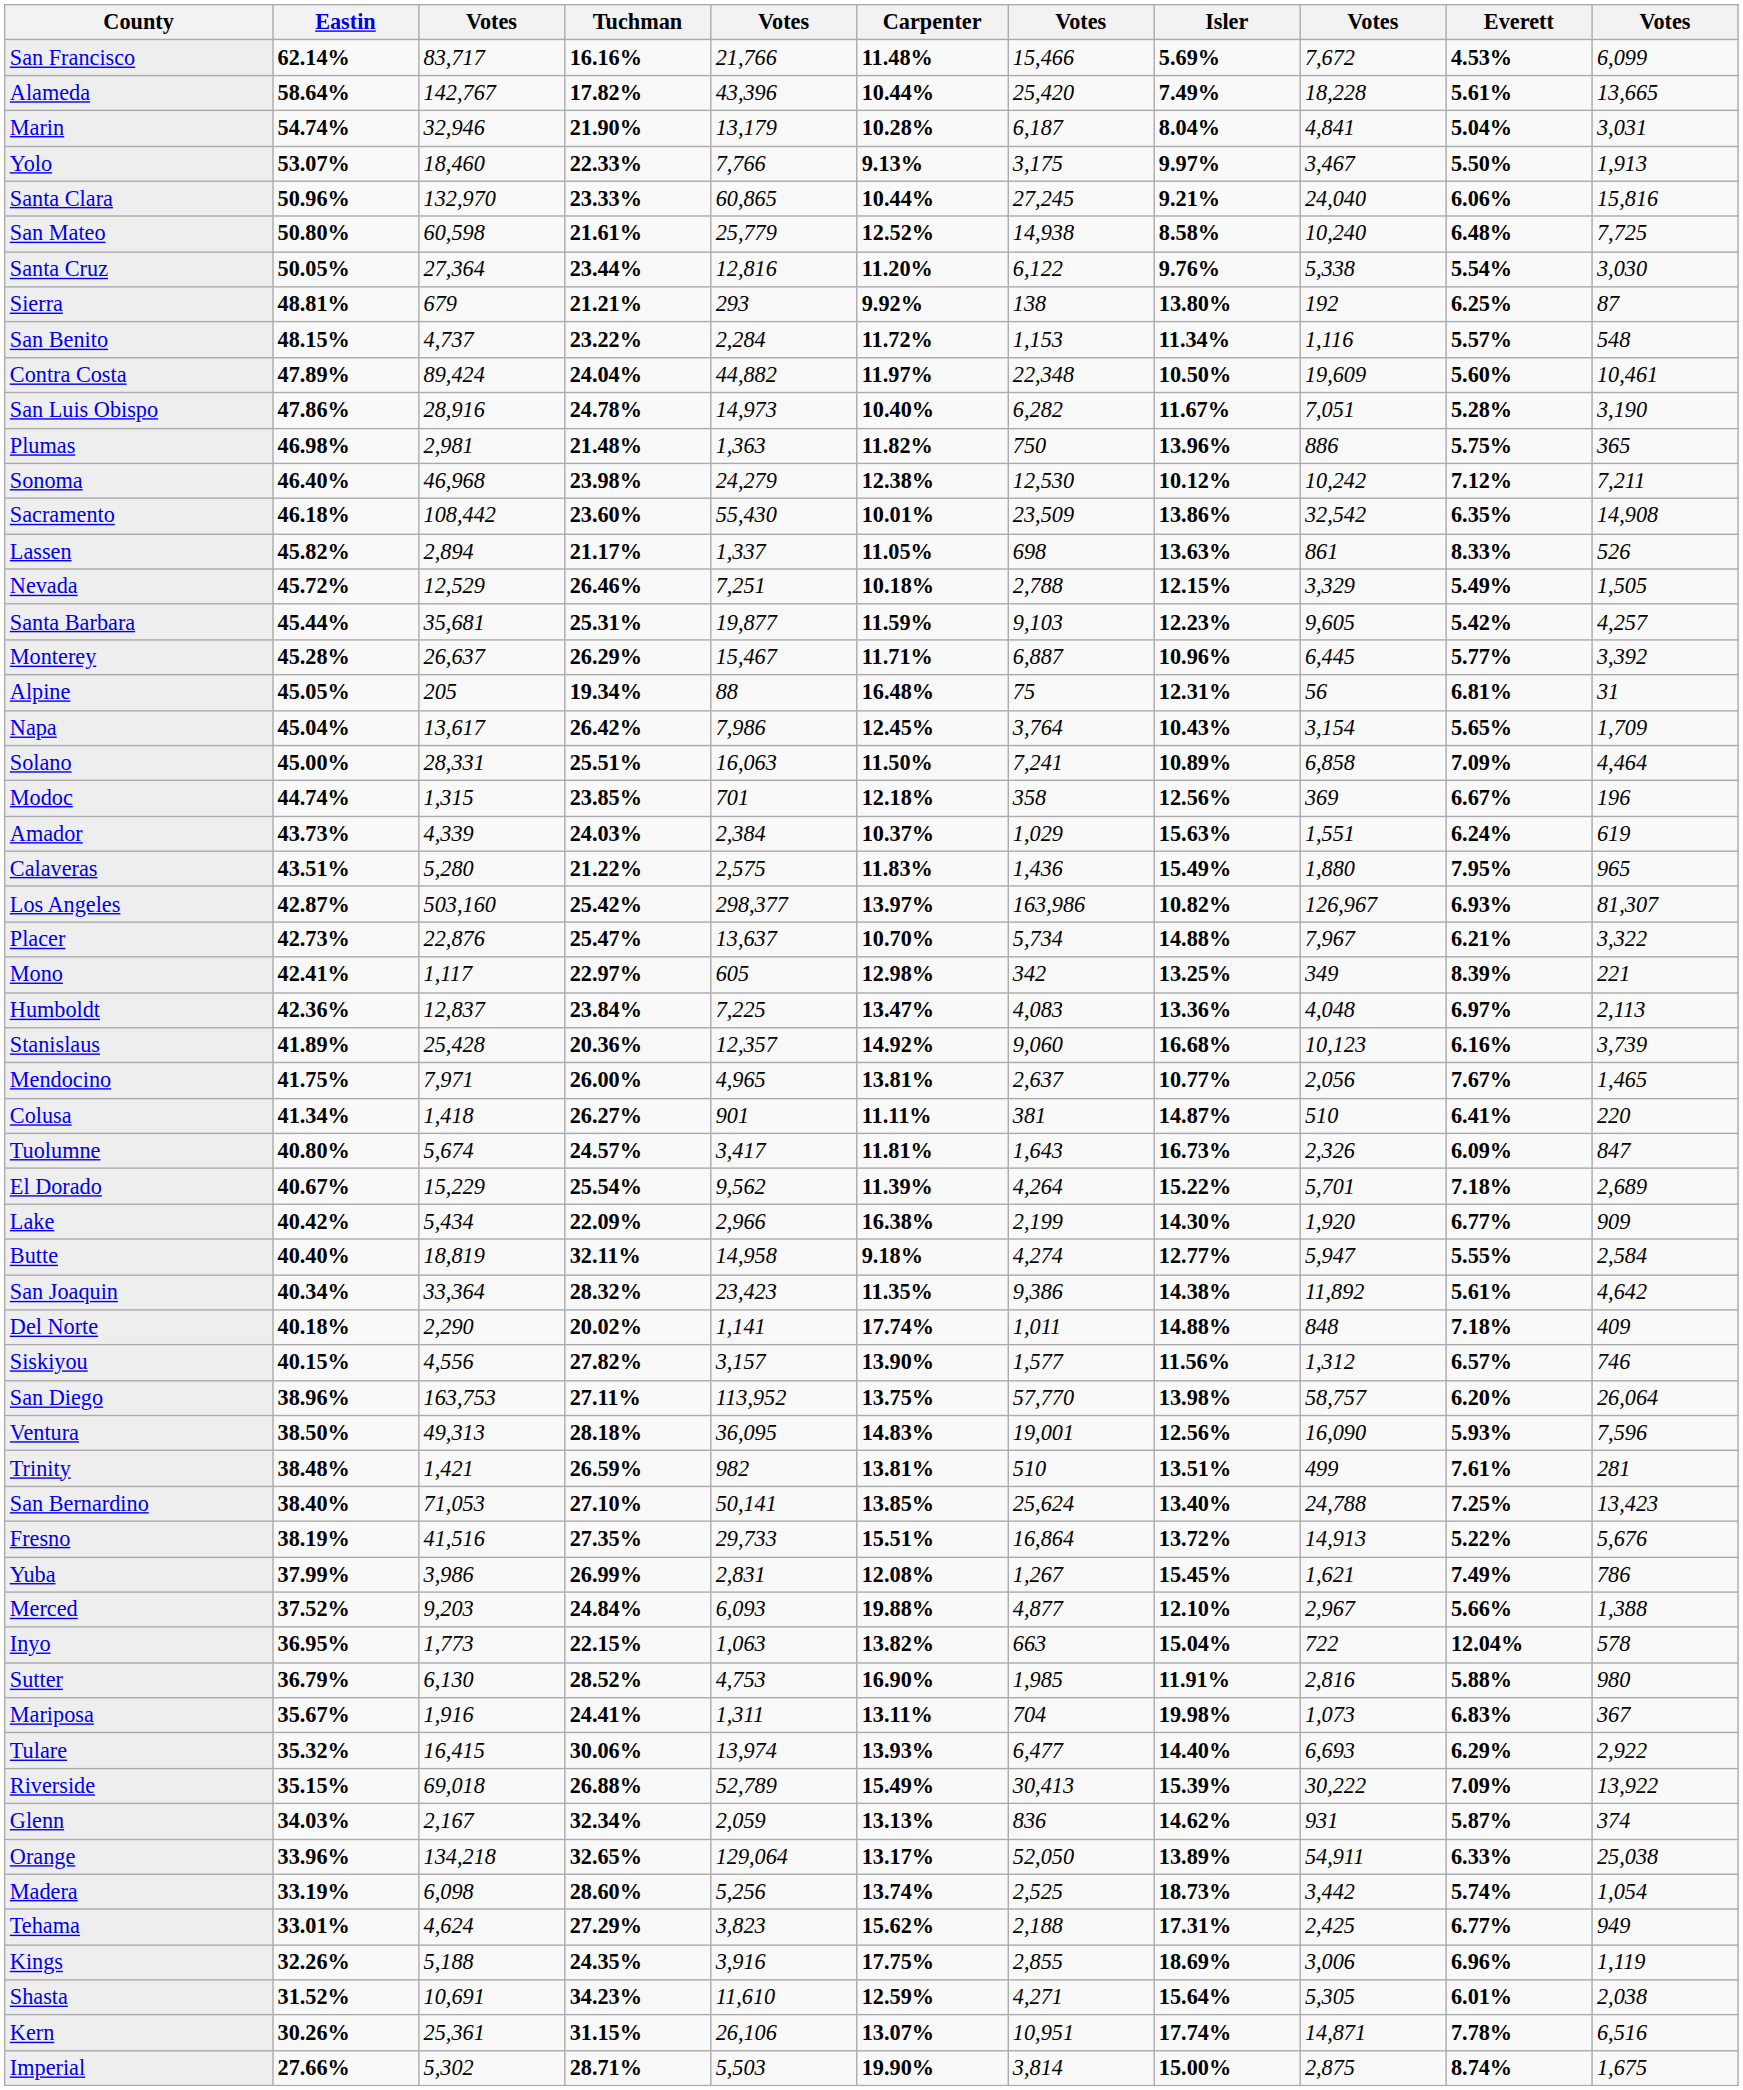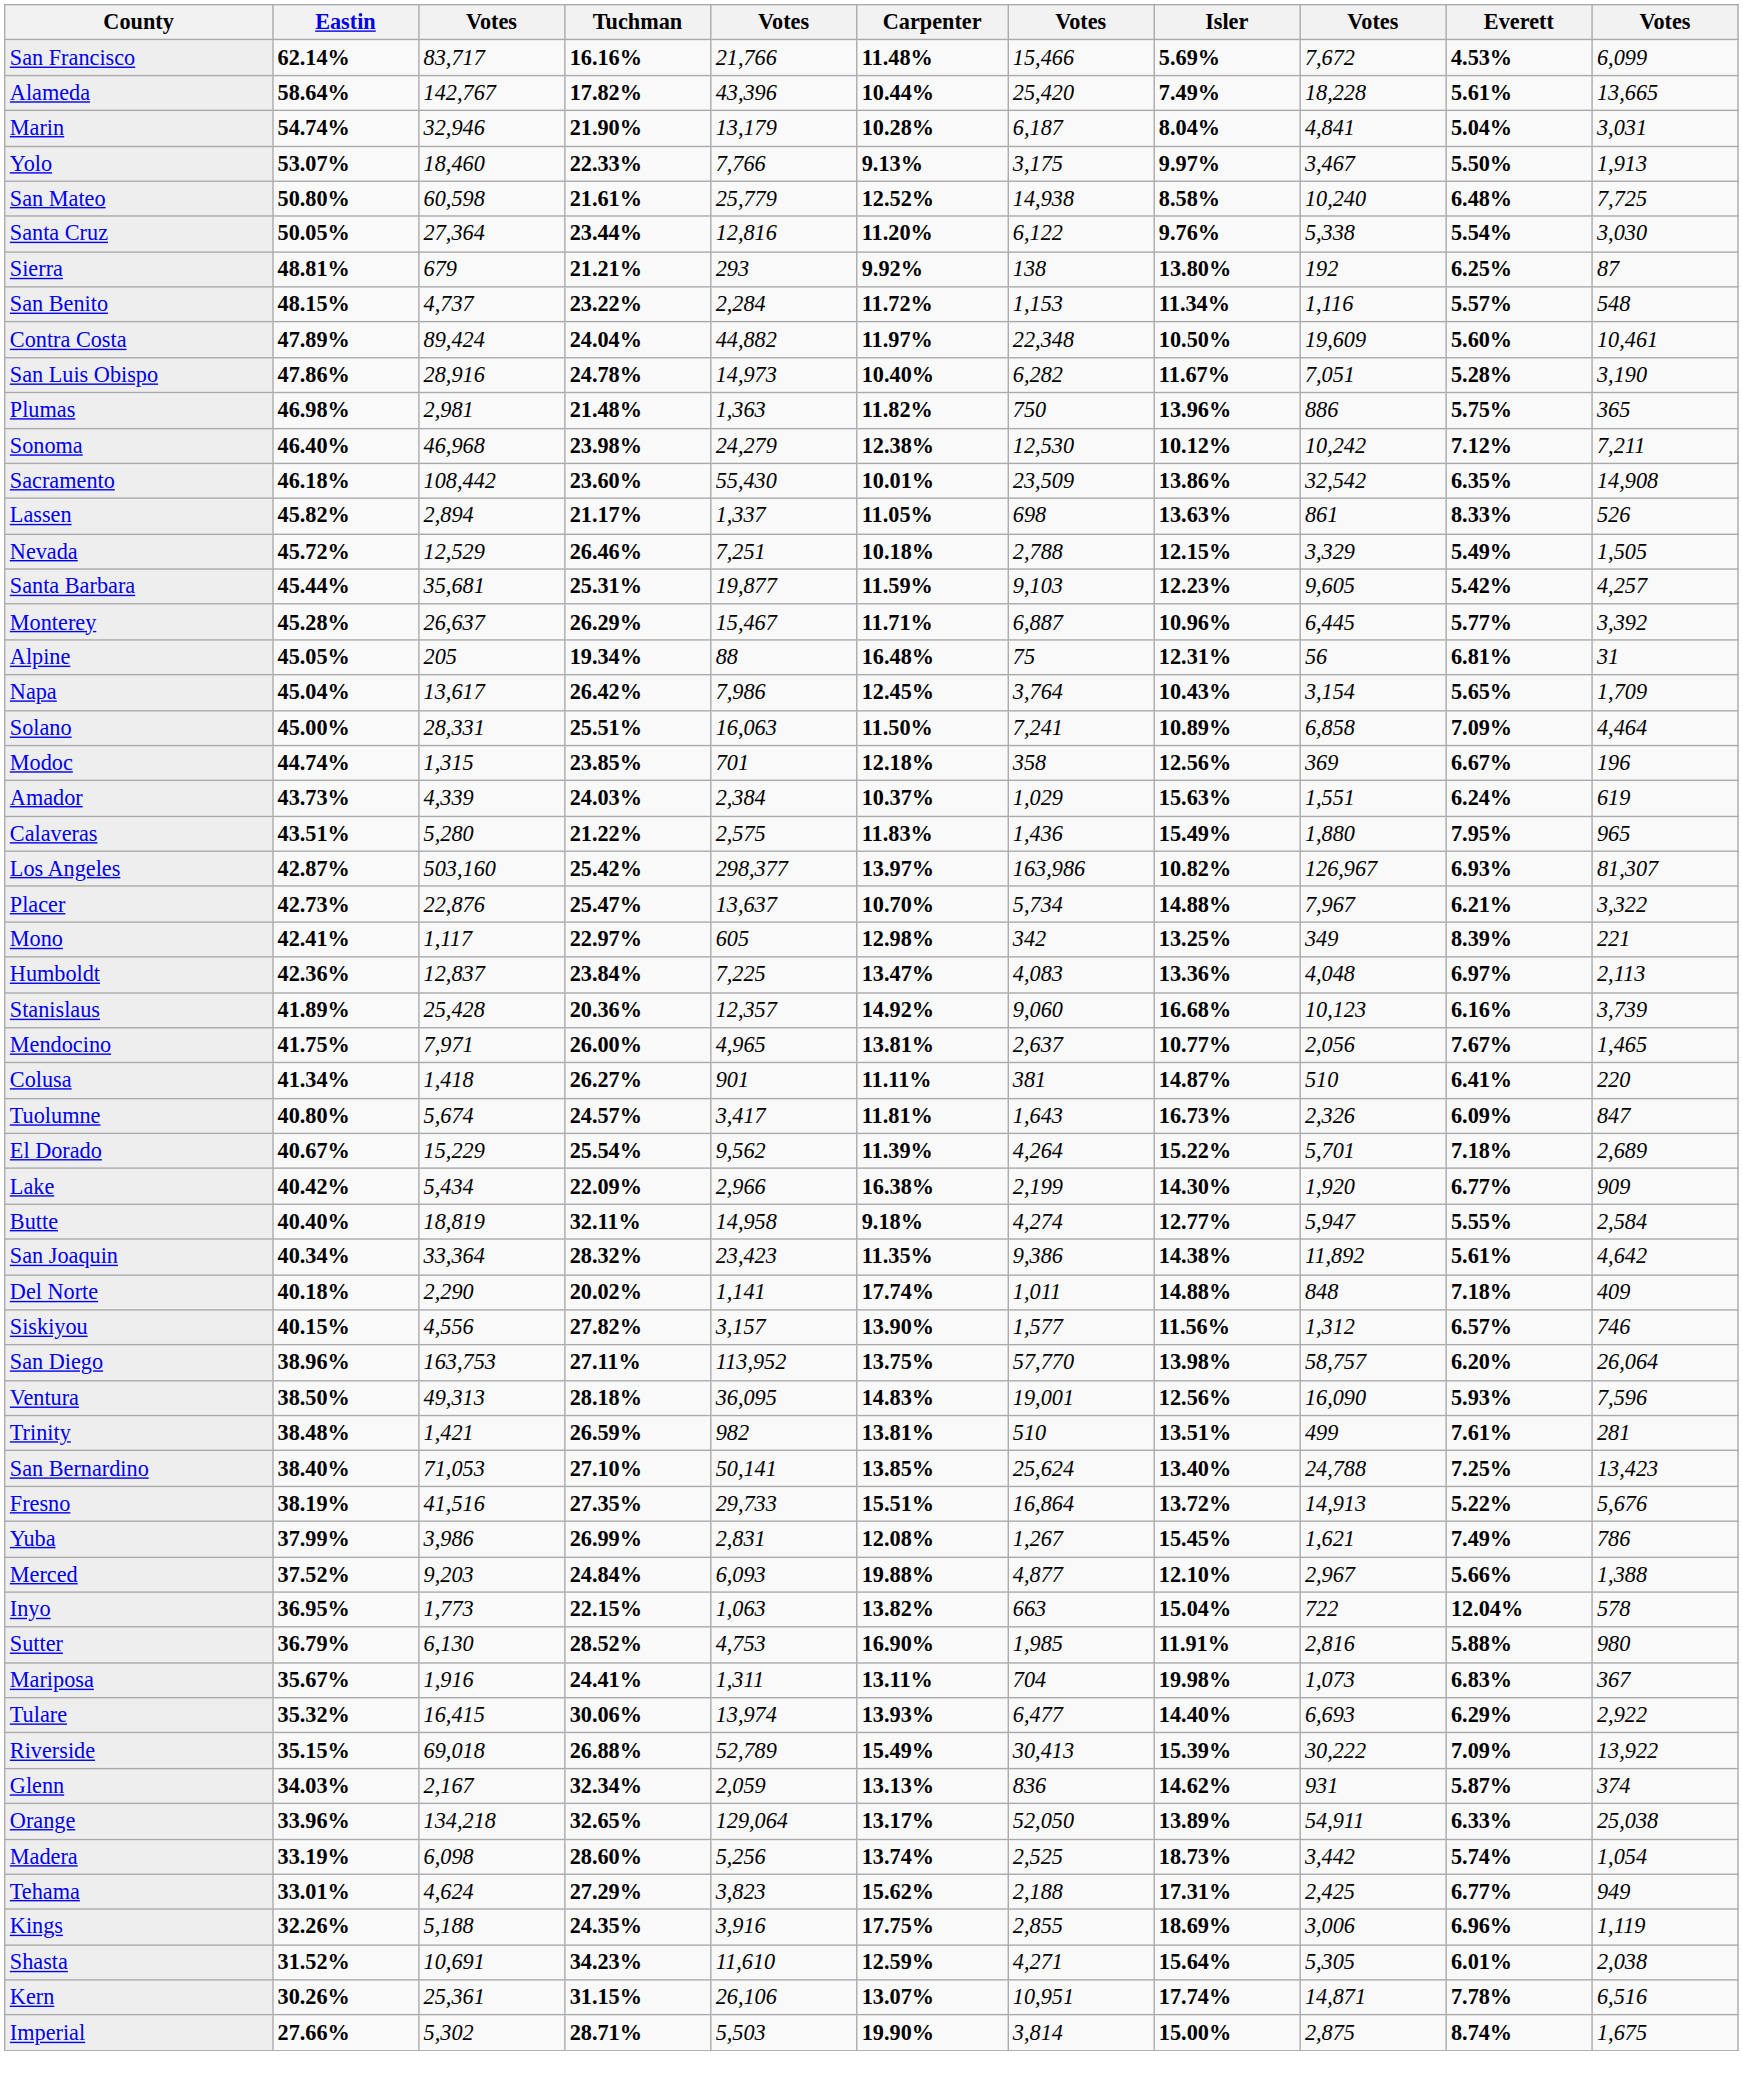- row: (61, 198)
